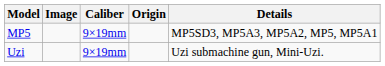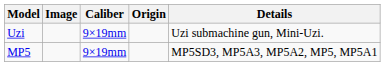rows swapped: (19, 33) <-> (16, 52)
